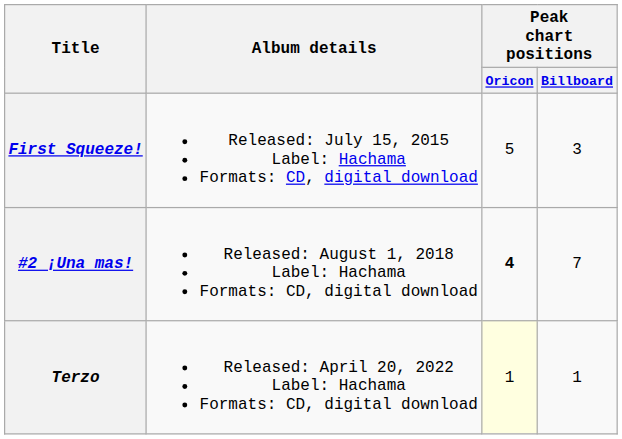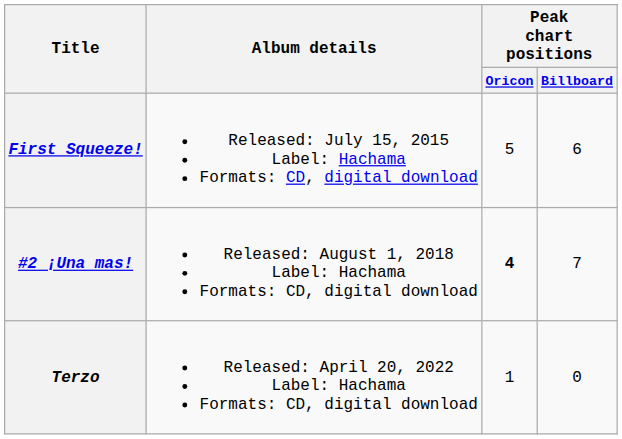(577, 150) 3 -> (577, 150) 6
(509, 377) lightyellow background -> (509, 377) no background
(577, 377) 1 -> (577, 377) 0
